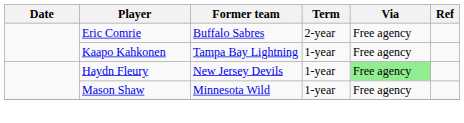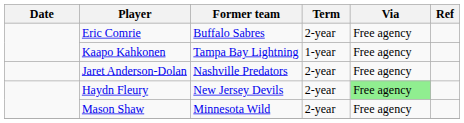+ row: (134, 71)
(320, 71) 1-year -> (320, 90) 2-year
(320, 90) 1-year -> (320, 109) 2-year
